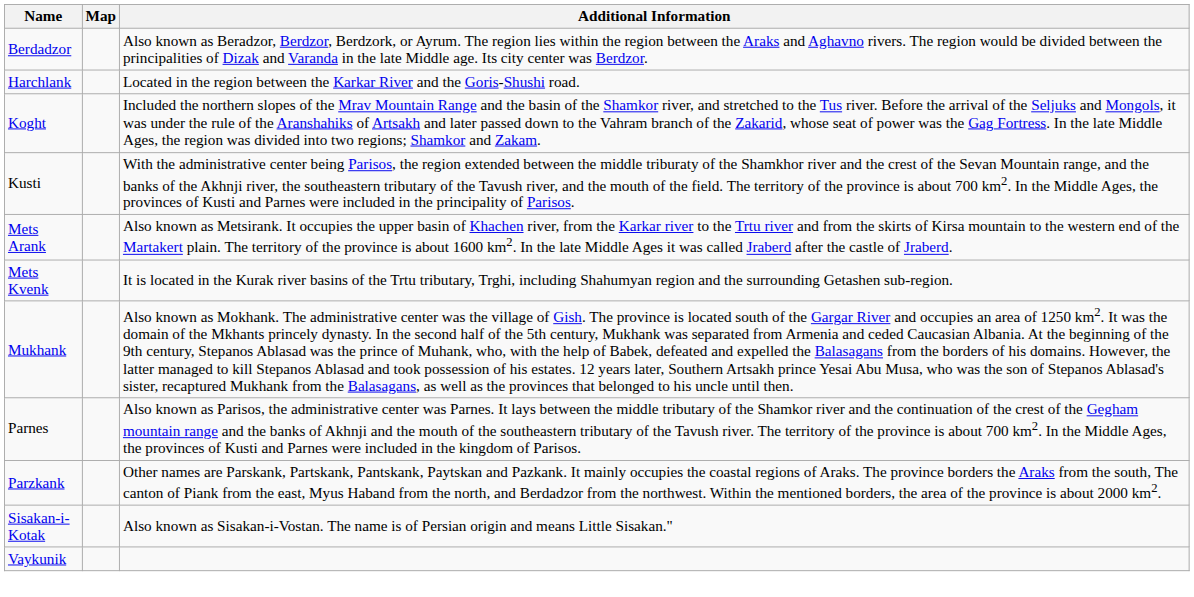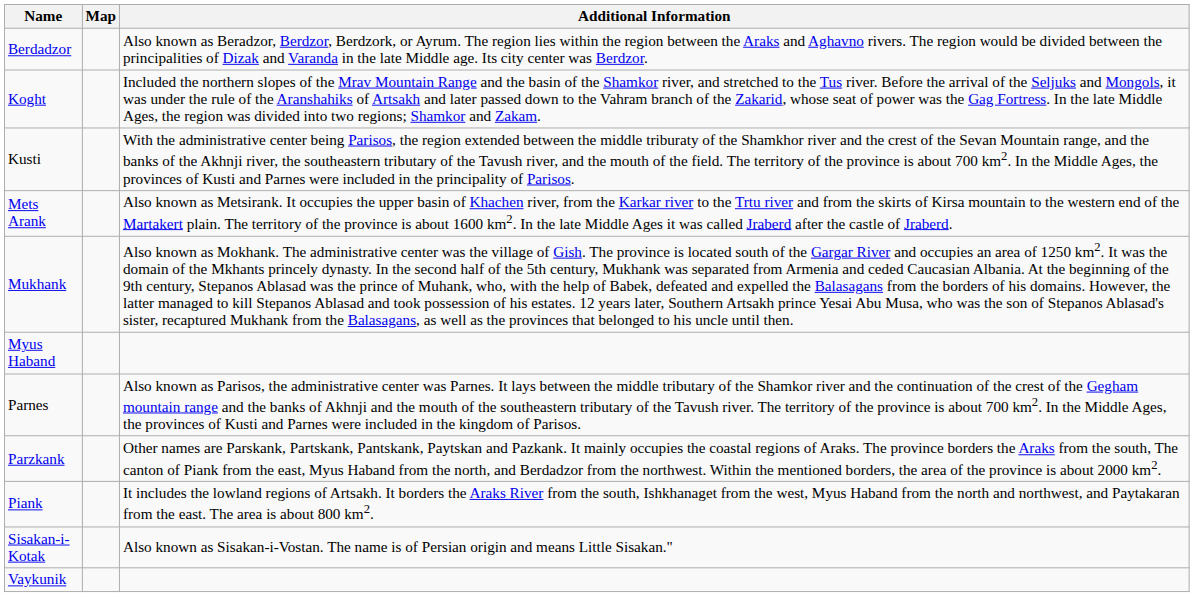- row: (40, 81)
- row: (28, 280)
+ row: (32, 353)
+ row: (25, 504)
